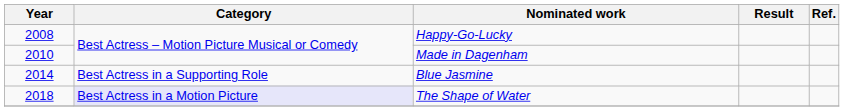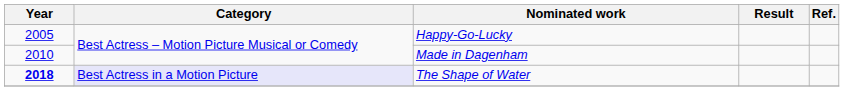(39, 34) 2008 -> (39, 34) 2005
- row: (454, 75)
(39, 95) normal -> (39, 75) bold
